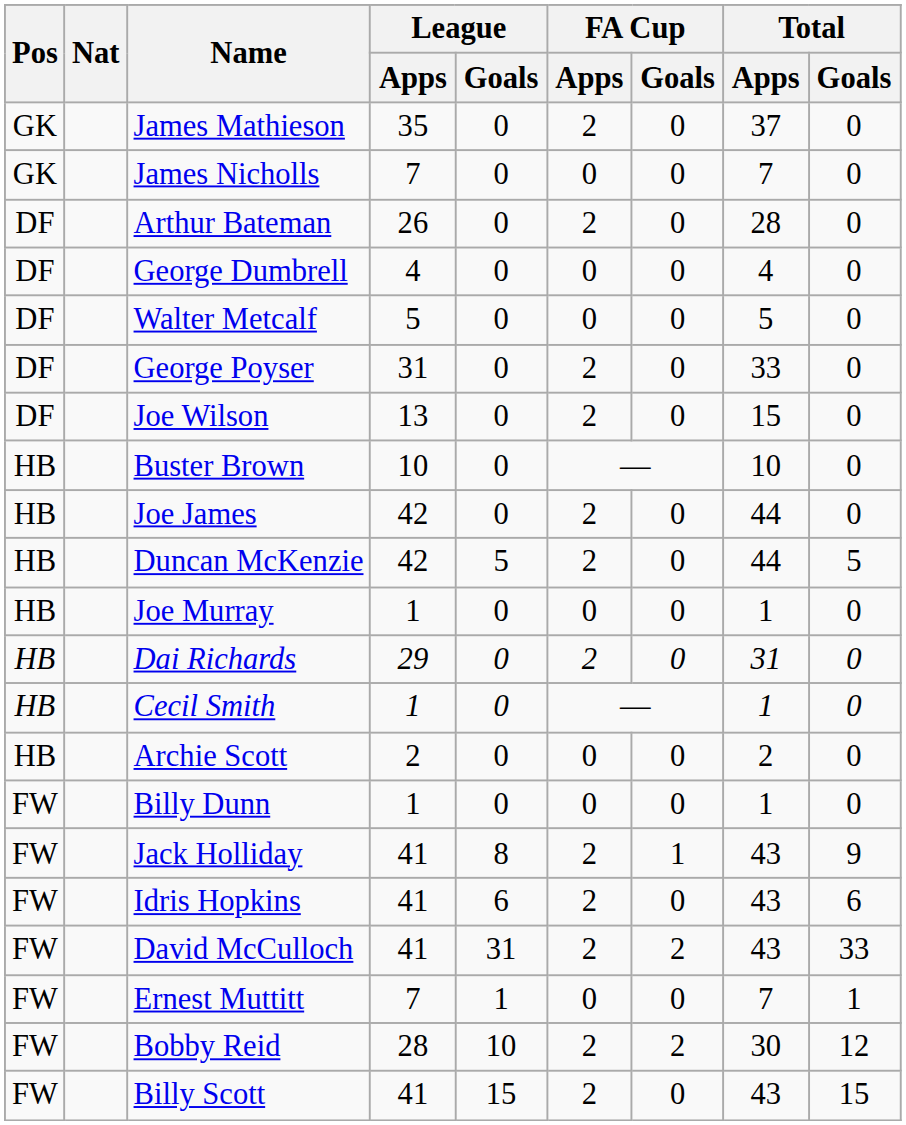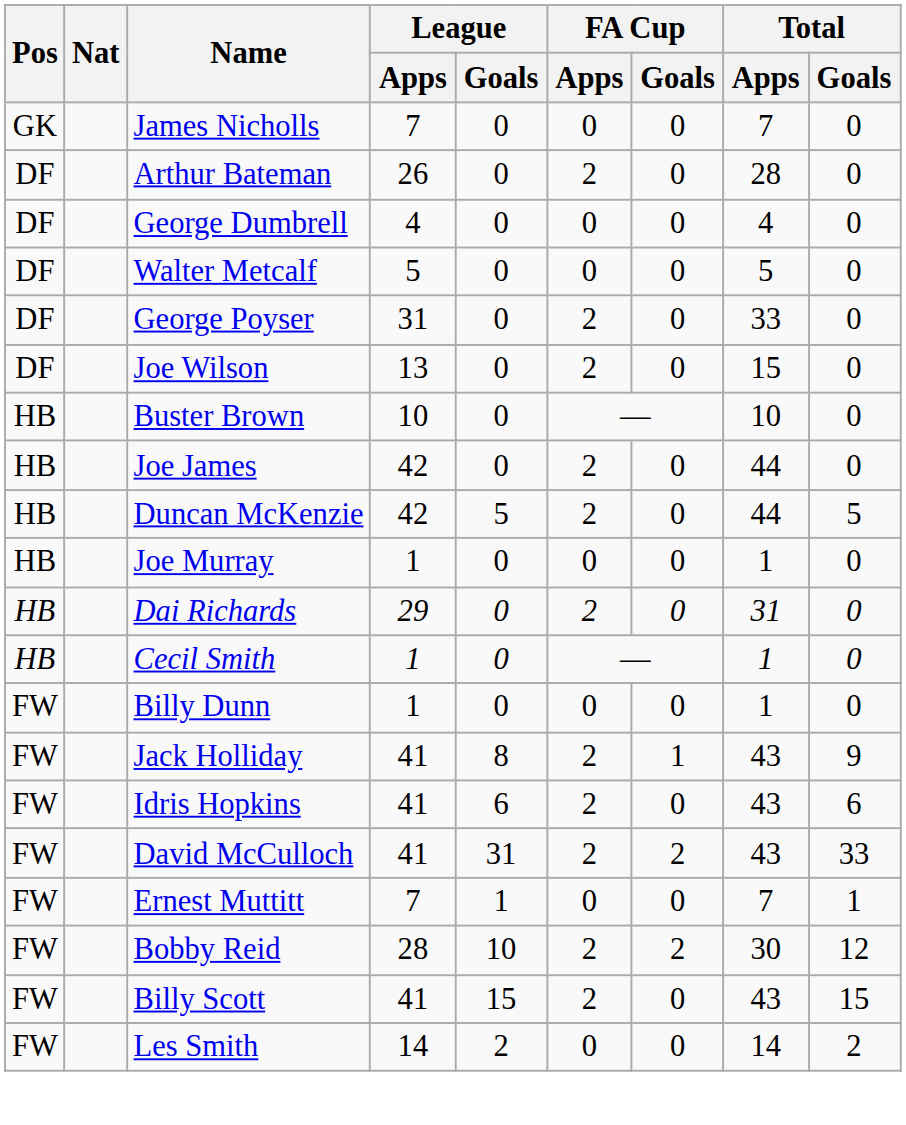- row: (239, 125)
- row: (210, 755)
+ row: (196, 1046)
